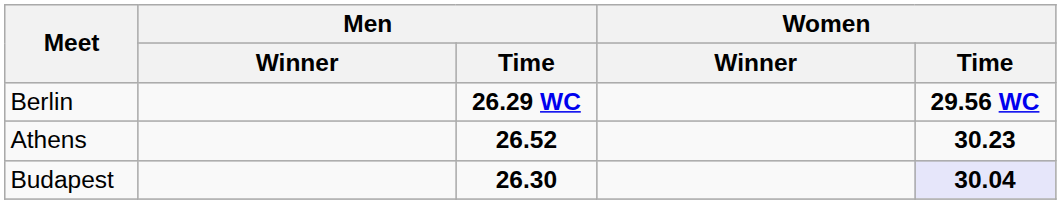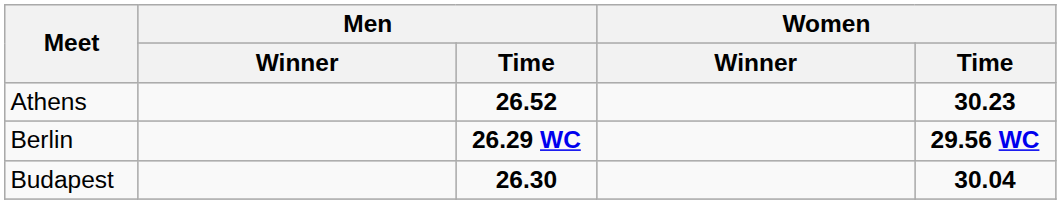rows swapped: (42, 101) <-> (49, 140)
(985, 179) lavender background -> (985, 179) no background
